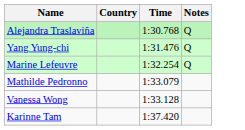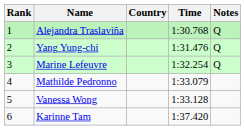+ column: (19, 13)
